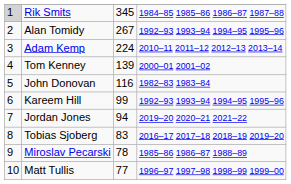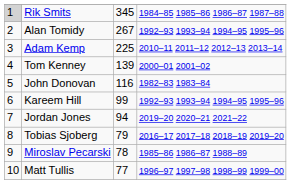(125, 48) 224 -> (125, 48) 225
(122, 135) 83 -> (122, 135) 79
